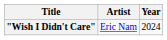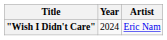columns swapped: (151, 12) <-> (118, 12)
